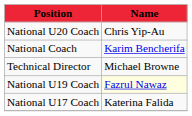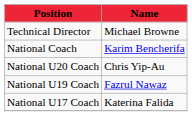rows swapped: (49, 66) <-> (53, 31)
(135, 84) lightyellow background -> (135, 84) no background
